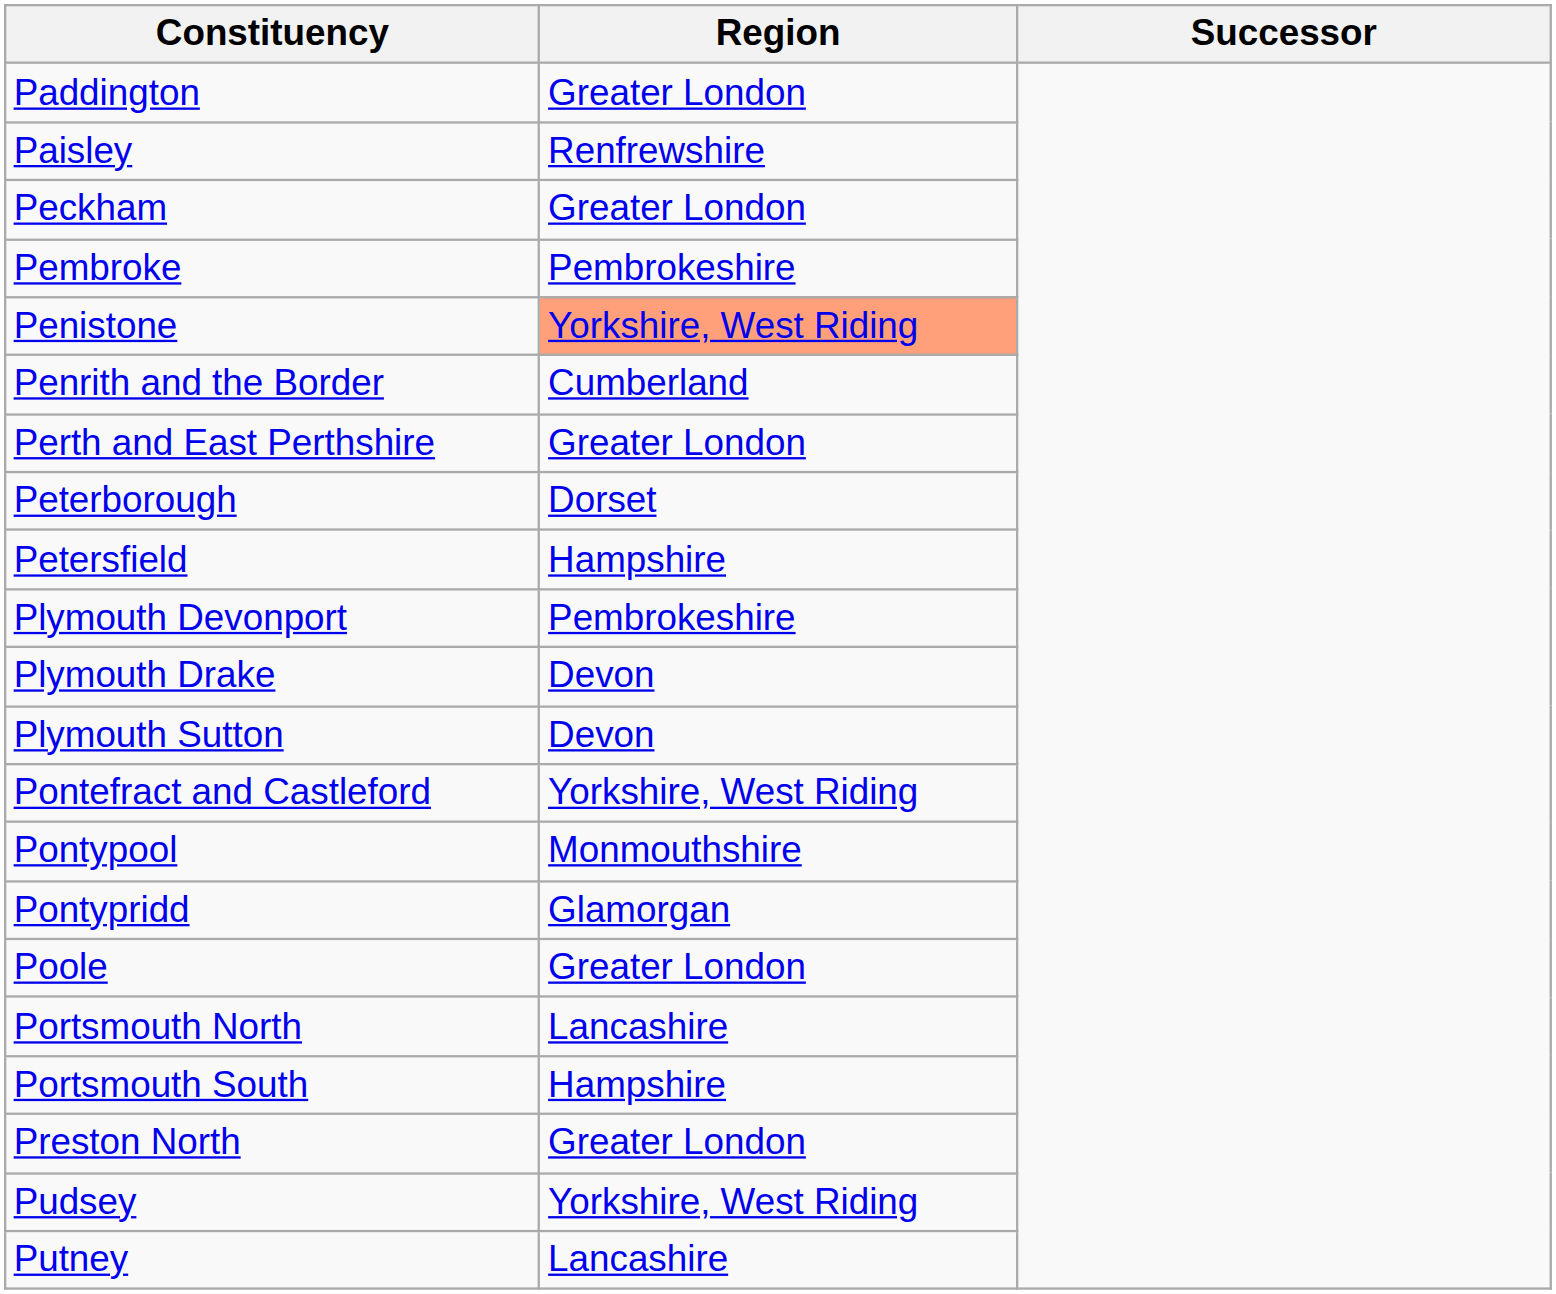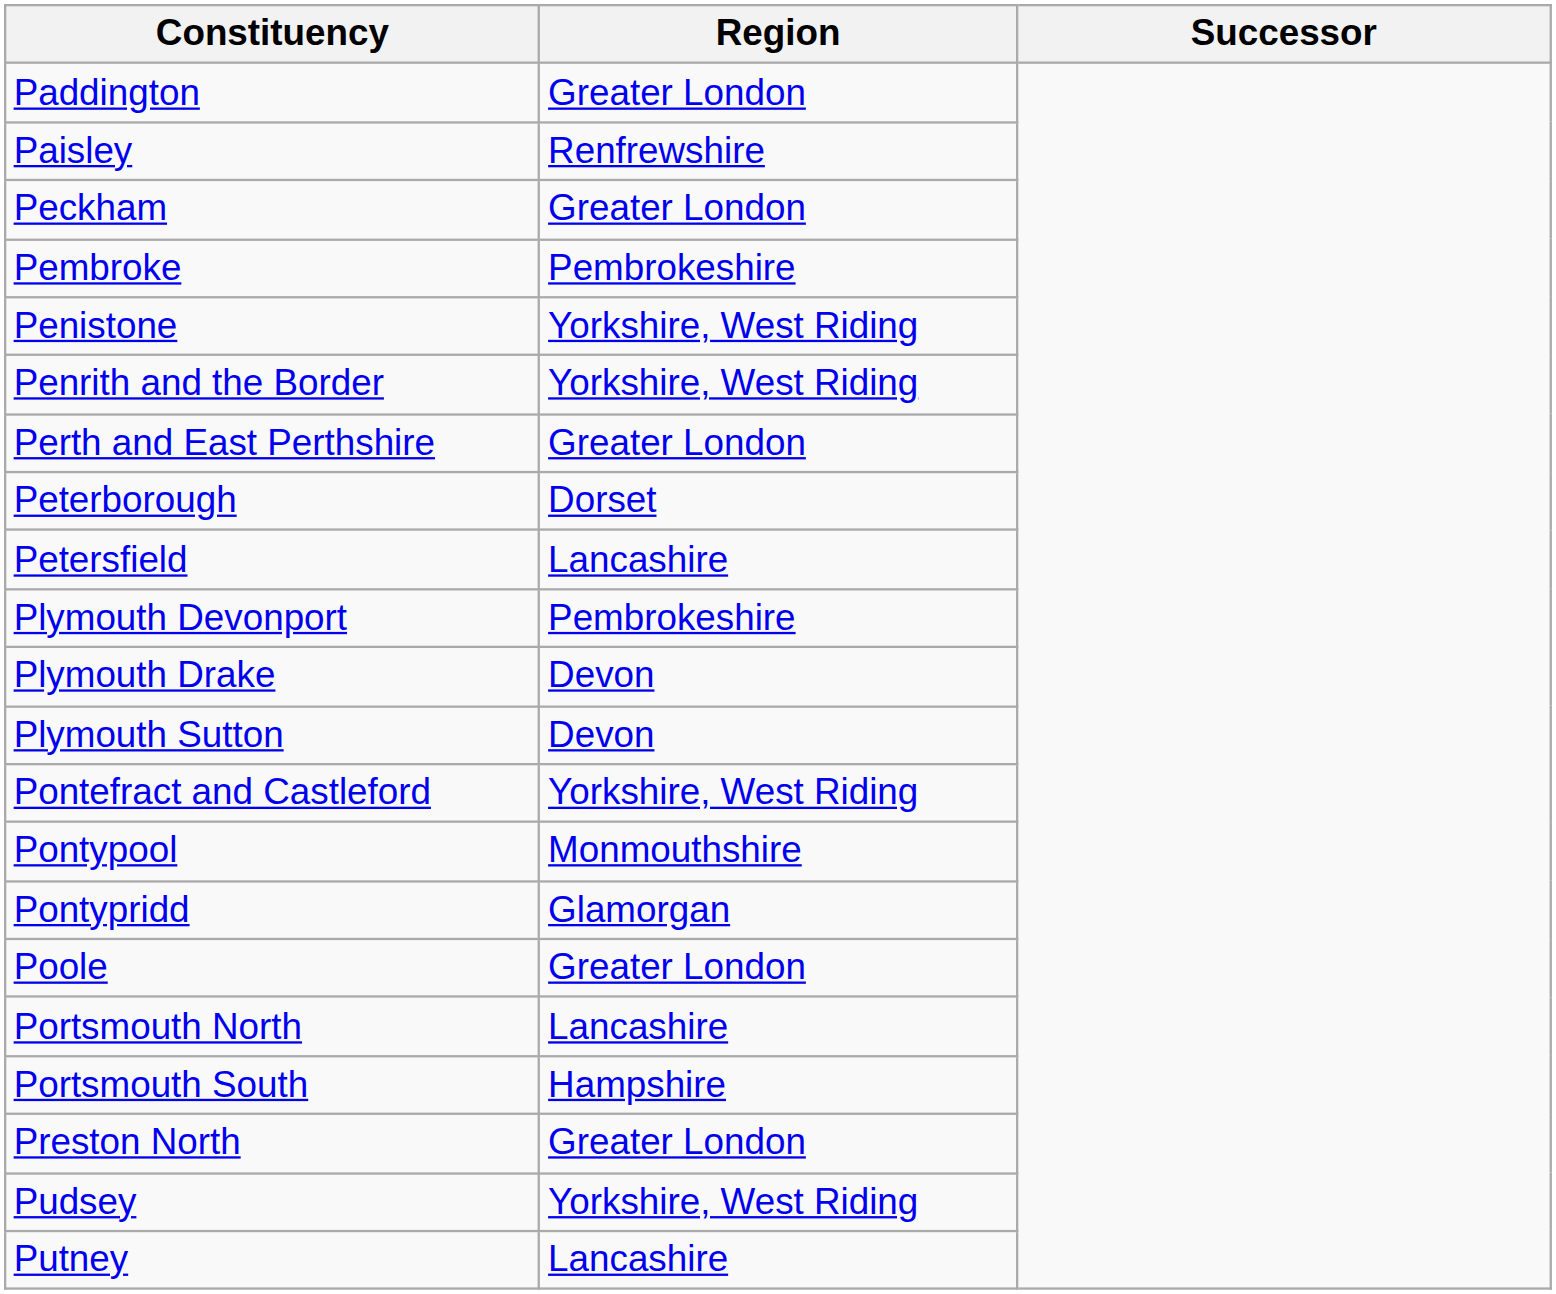(733, 325) lightsalmon background -> (733, 325) no background
(648, 383) Cumberland -> (733, 383) Yorkshire, West Riding
(637, 558) Hampshire -> (638, 558) Lancashire
